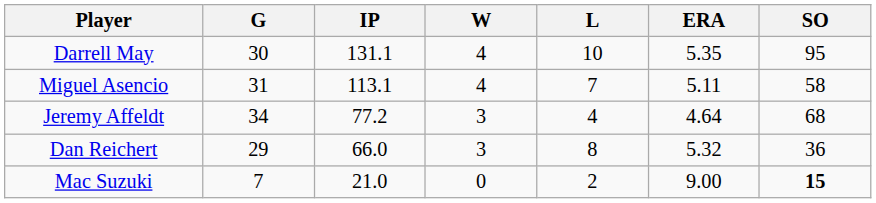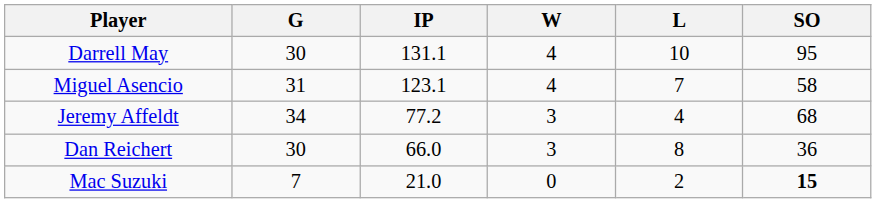- column: (704, 20)
(370, 85) 113.1 -> (424, 85) 123.1
(258, 149) 29 -> (296, 149) 30
